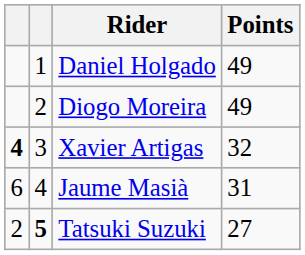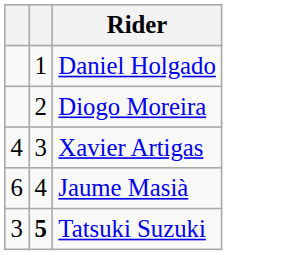- column: (260, 25)
(17, 147) bold -> (17, 147) normal
(17, 229) 2 -> (17, 229) 3
